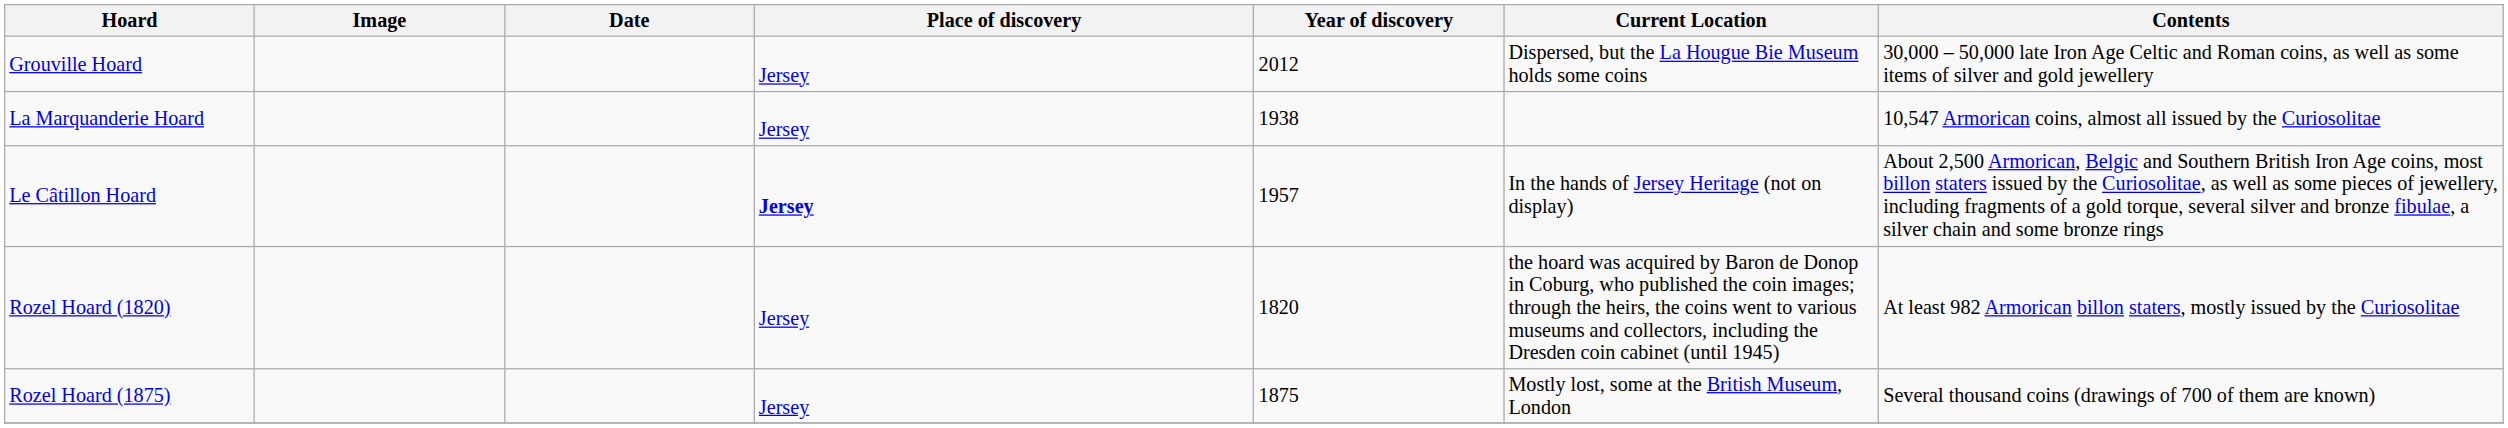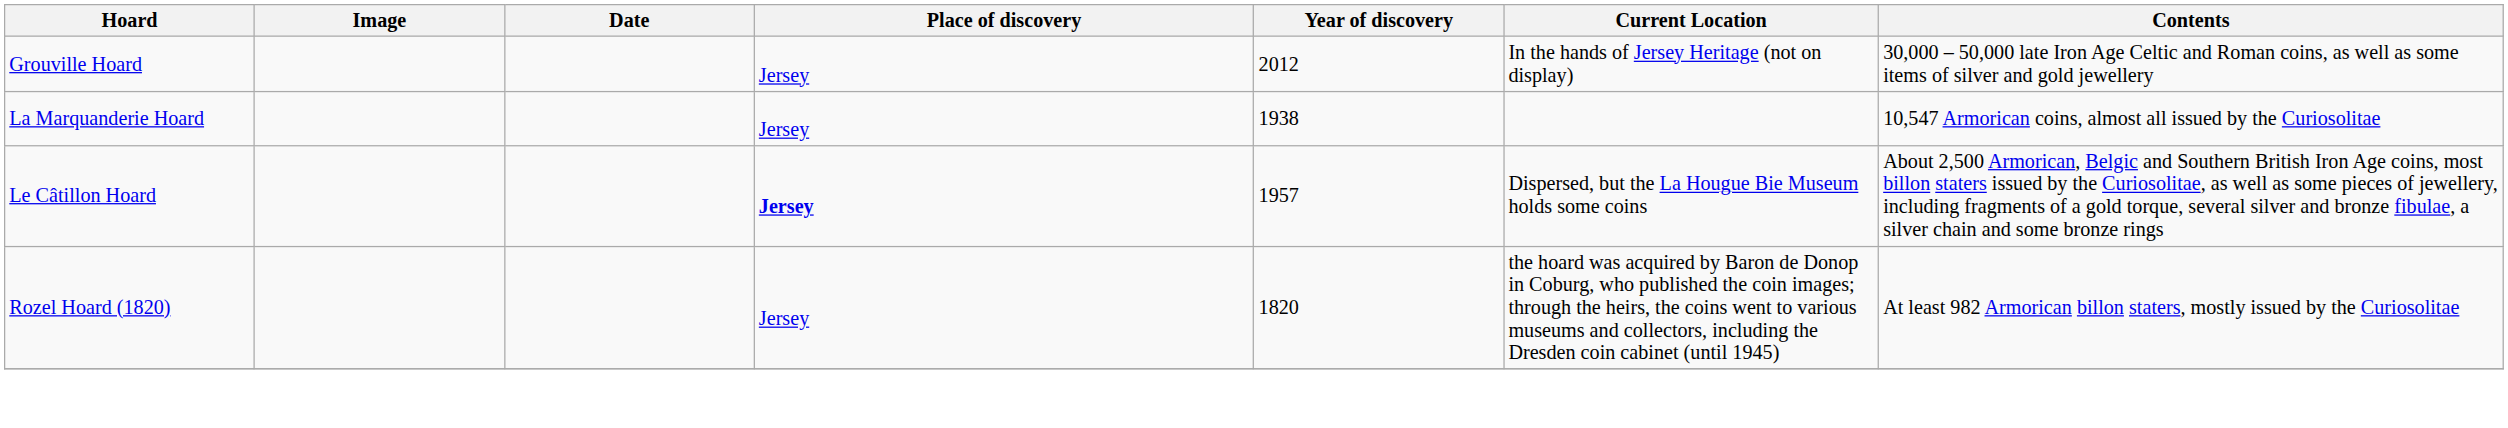(1683, 63) Dispersed, but the La Hougue Bie Museum holds some coins -> (1665, 63) In the hands of Jersey Heritage (not on display)
(1665, 195) In the hands of Jersey Heritage (not on display) -> (1683, 195) Dispersed, but the La Hougue Bie Museum holds some coins
- row: (90, 395)
